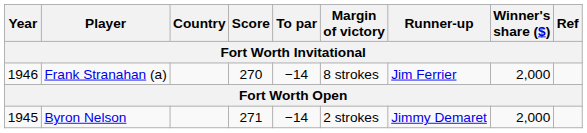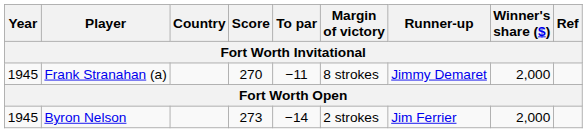(23, 74) 1946 -> (23, 74) 1945
(297, 74) −14 -> (297, 74) −11
(424, 74) Jim Ferrier -> (439, 74) Jimmy Demaret
(251, 117) 271 -> (251, 117) 273
(439, 117) Jimmy Demaret -> (424, 117) Jim Ferrier
